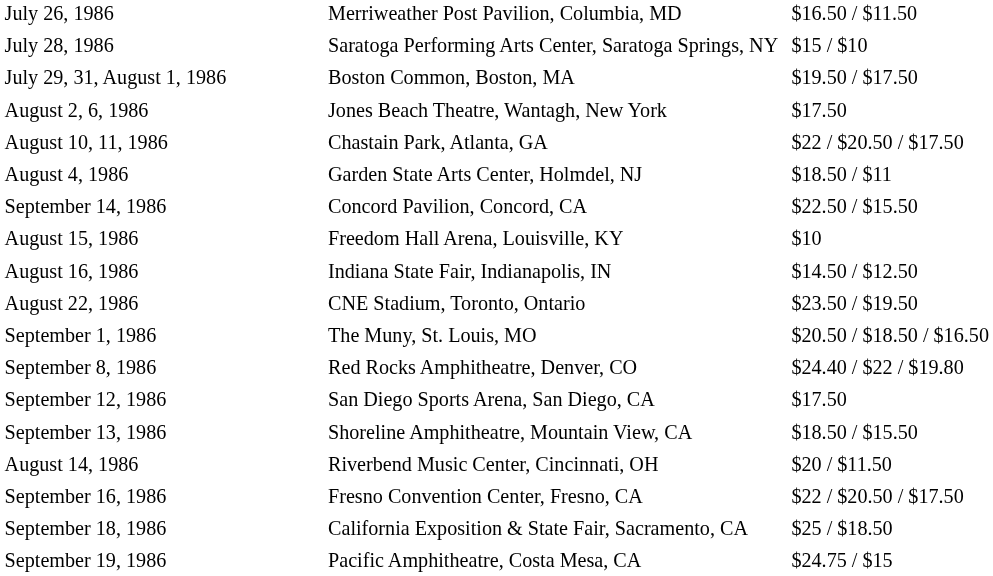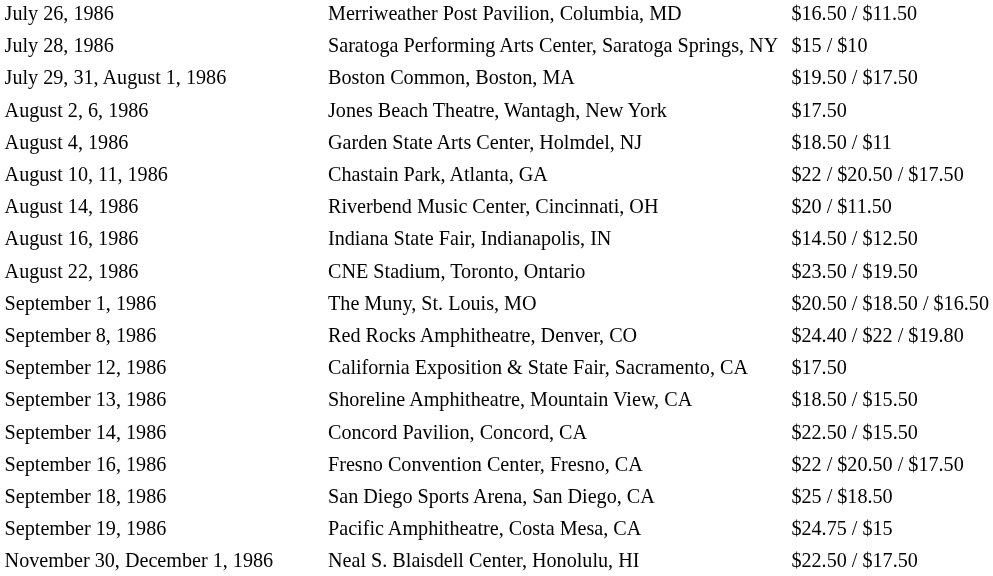rows swapped: (66, 174) <-> (86, 142)
rows swapped: (71, 464) <-> (85, 206)
- row: (71, 238)
(491, 399) San Diego Sports Arena, San Diego, CA -> (538, 367) California Exposition & State Fair, Sacramento, CA
(538, 528) California Exposition & State Fair, Sacramento, CA -> (491, 496) San Diego Sports Arena, San Diego, CA
+ row: (139, 560)
